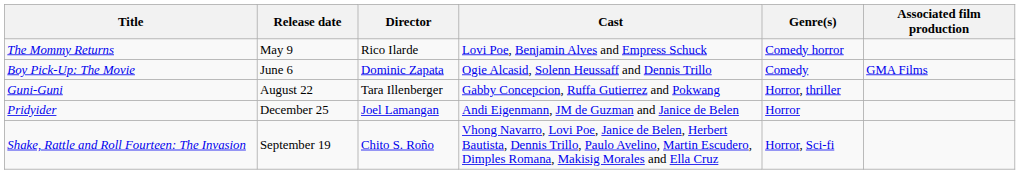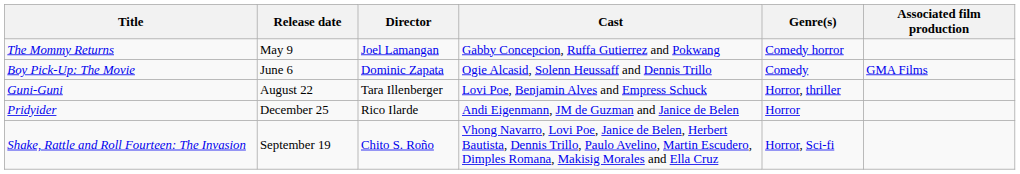(390, 49) Rico Ilarde -> (400, 49) Joel Lamangan
(585, 49) Lovi Poe, Benjamin Alves and Empress Schuck -> (591, 49) Gabby Concepcion, Ruffa Gutierrez and Pokwang
(591, 89) Gabby Concepcion, Ruffa Gutierrez and Pokwang -> (585, 89) Lovi Poe, Benjamin Alves and Empress Schuck
(400, 110) Joel Lamangan -> (390, 110) Rico Ilarde
